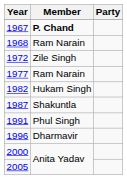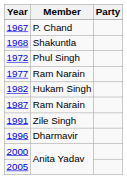(53, 27) bold -> (52, 27) normal
(59, 43) Ram Narain -> (54, 43) Shakuntla
(54, 58) Zile Singh -> (56, 58) Phul Singh
(54, 105) Shakuntla -> (59, 105) Ram Narain
(56, 120) Phul Singh -> (54, 120) Zile Singh
